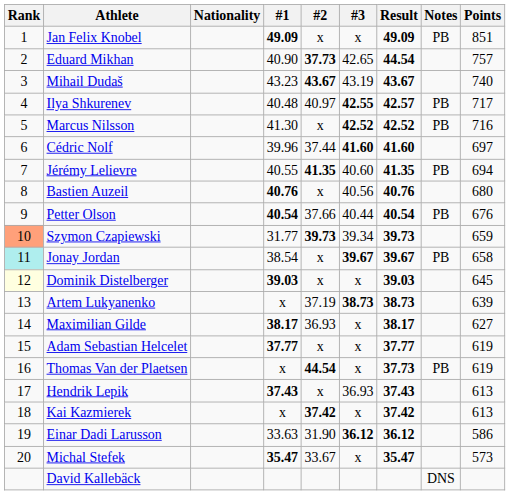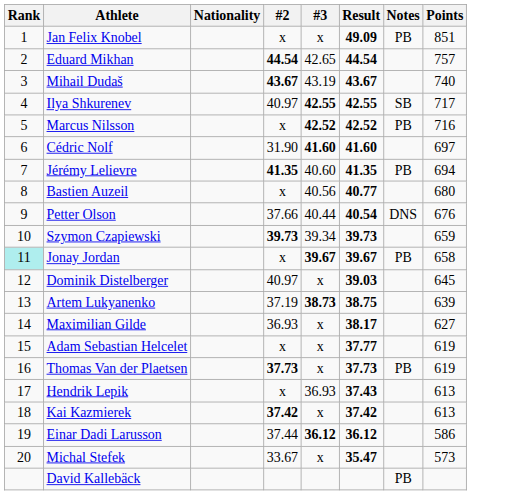- column: (282, 15)
(320, 59) 37.73 -> (282, 59) 44.54
(399, 103) 42.57 -> (361, 103) 42.55
(441, 103) PB -> (403, 103) SB
(320, 147) 37.44 -> (282, 147) 31.90
(399, 192) 40.76 -> (361, 192) 40.77
(441, 214) PB -> (403, 214) DNS
(24, 236) lightsalmon background -> (24, 236) no background
(24, 280) lightyellow background -> (24, 280) no background
(320, 280) x -> (282, 280) 40.97
(399, 302) 38.73 -> (361, 302) 38.75
(320, 368) 44.54 -> (282, 368) 37.73
(320, 434) 31.90 -> (282, 434) 37.44
(441, 479) DNS -> (403, 479) PB
